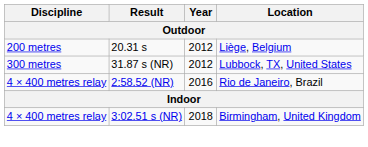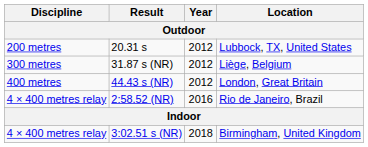(255, 47) Liège, Belgium -> (285, 47) Lubbock, TX, United States
(285, 64) Lubbock, TX, United States -> (255, 64) Liège, Belgium
+ row: (142, 82)
